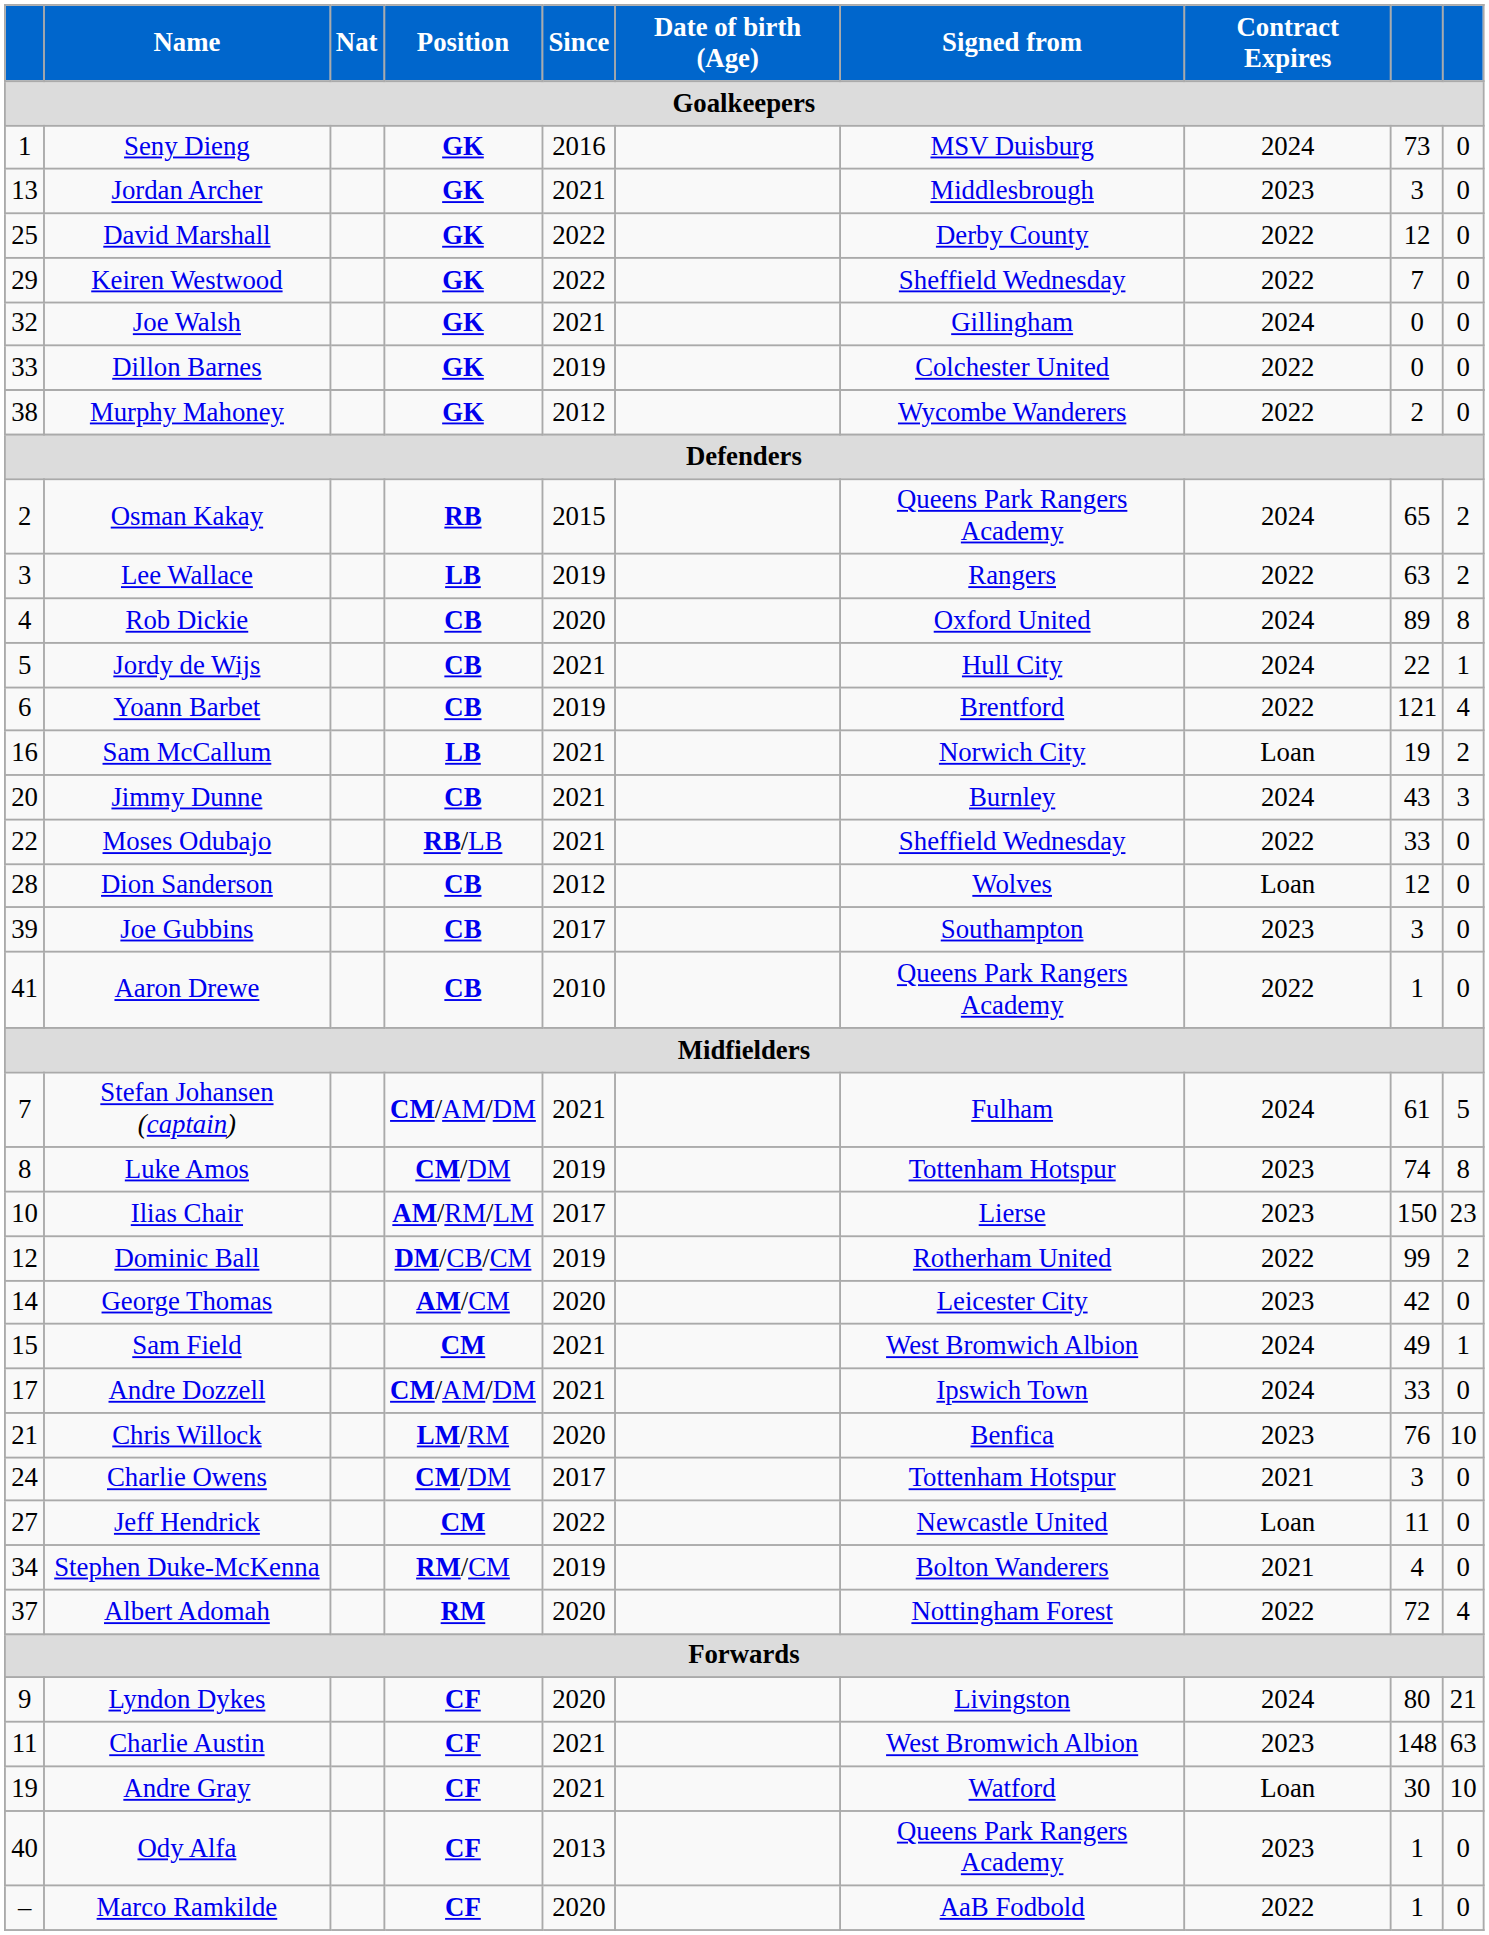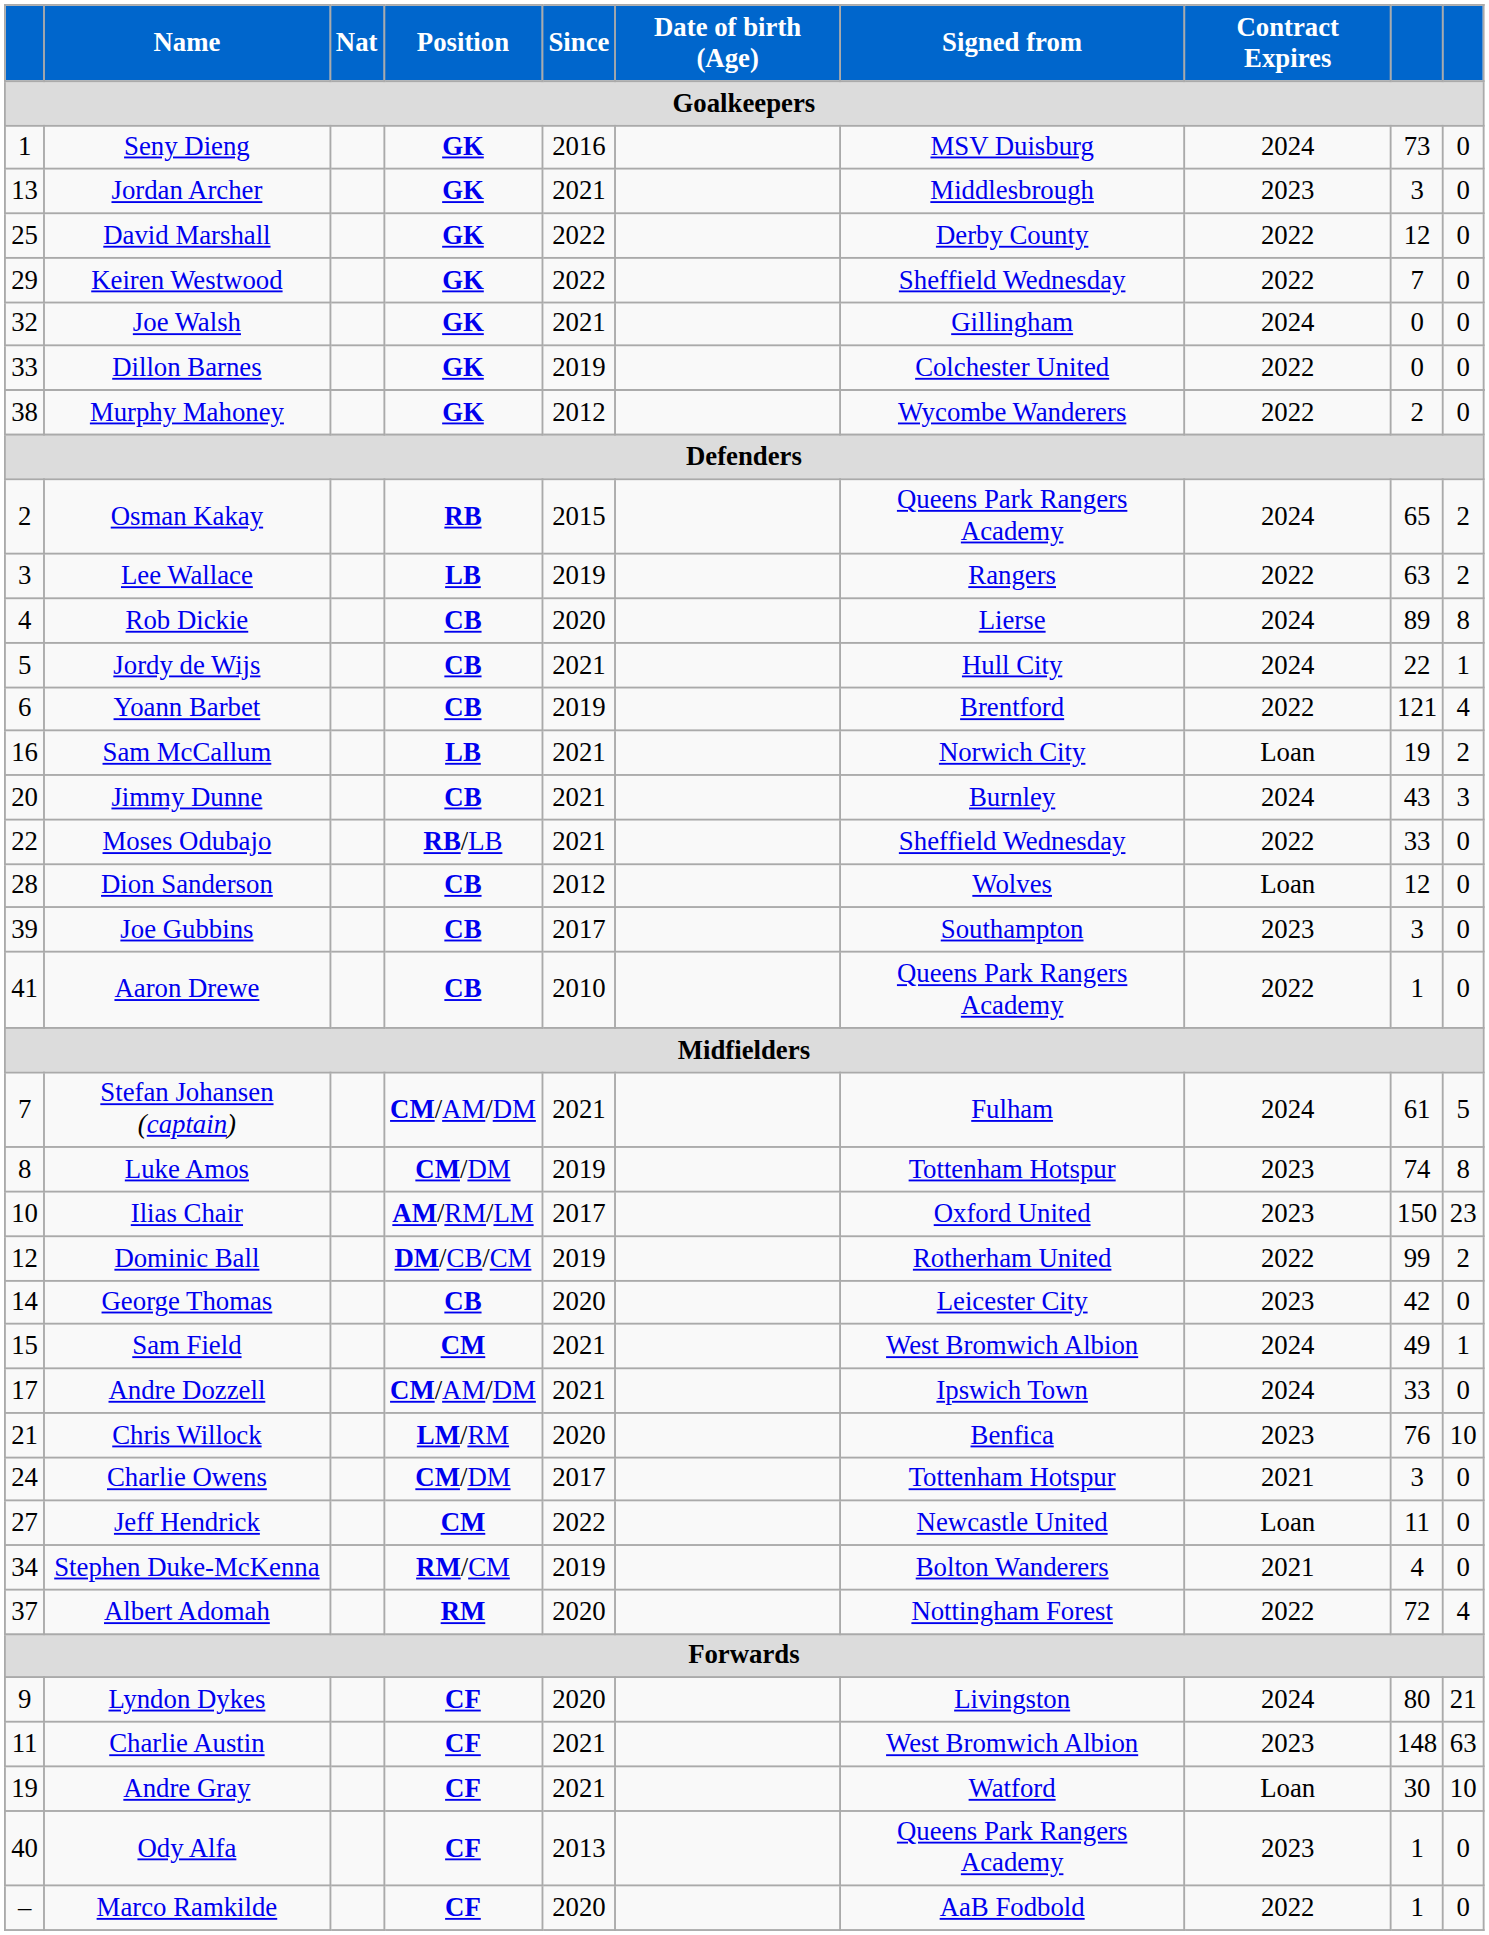(1012, 620) Oxford United -> (1012, 620) Lierse
(1012, 1213) Lierse -> (1012, 1213) Oxford United
(463, 1302) AM/CM -> (463, 1302) CB
